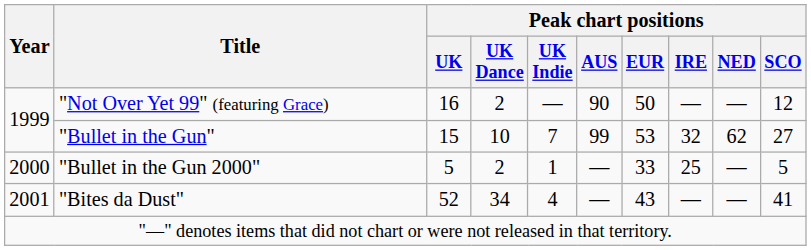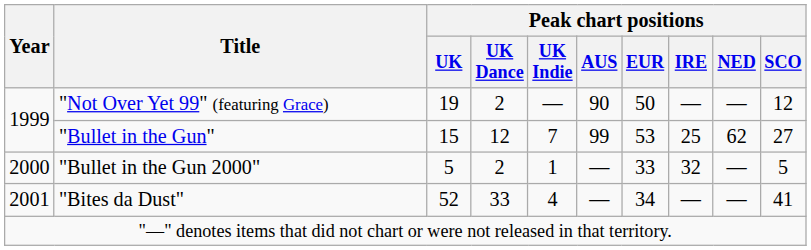(449, 103) 16 -> (449, 103) 19
(500, 135) 10 -> (500, 135) 12
(691, 135) 32 -> (691, 135) 25
(691, 167) 25 -> (691, 167) 32
(500, 199) 34 -> (500, 199) 33
(645, 199) 43 -> (645, 199) 34
